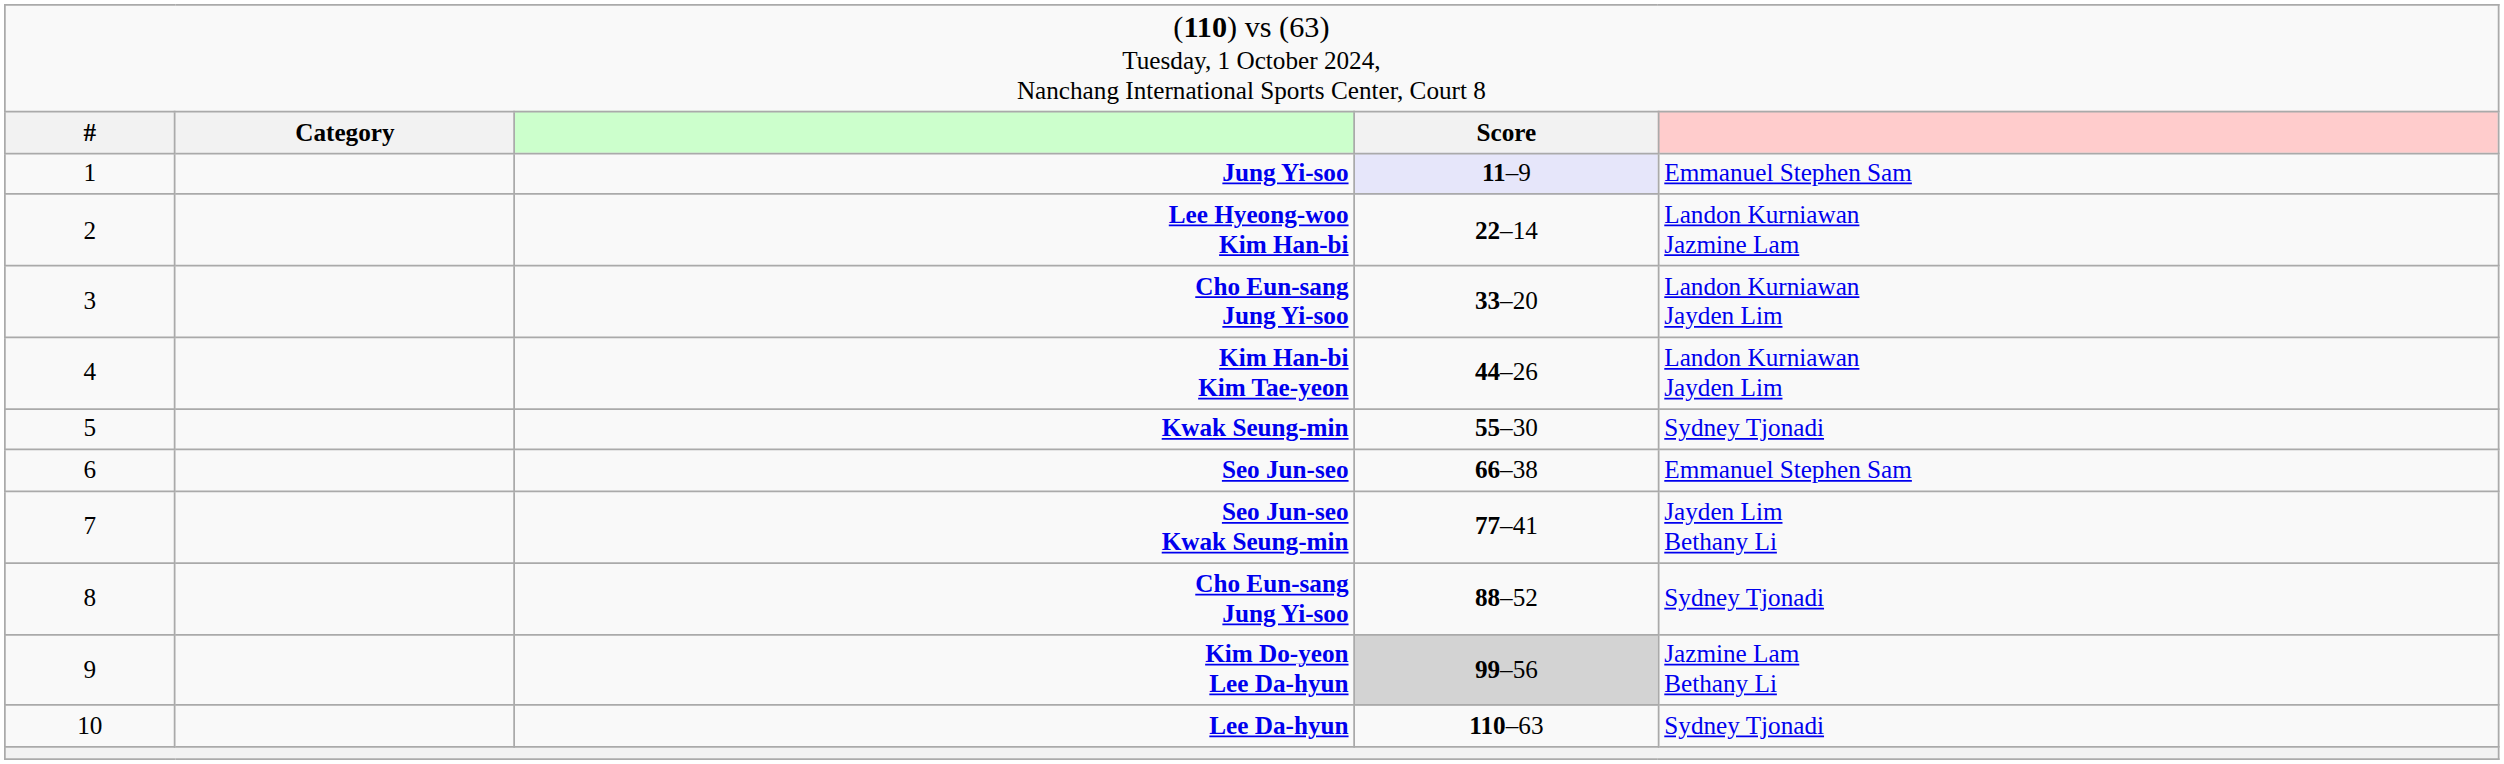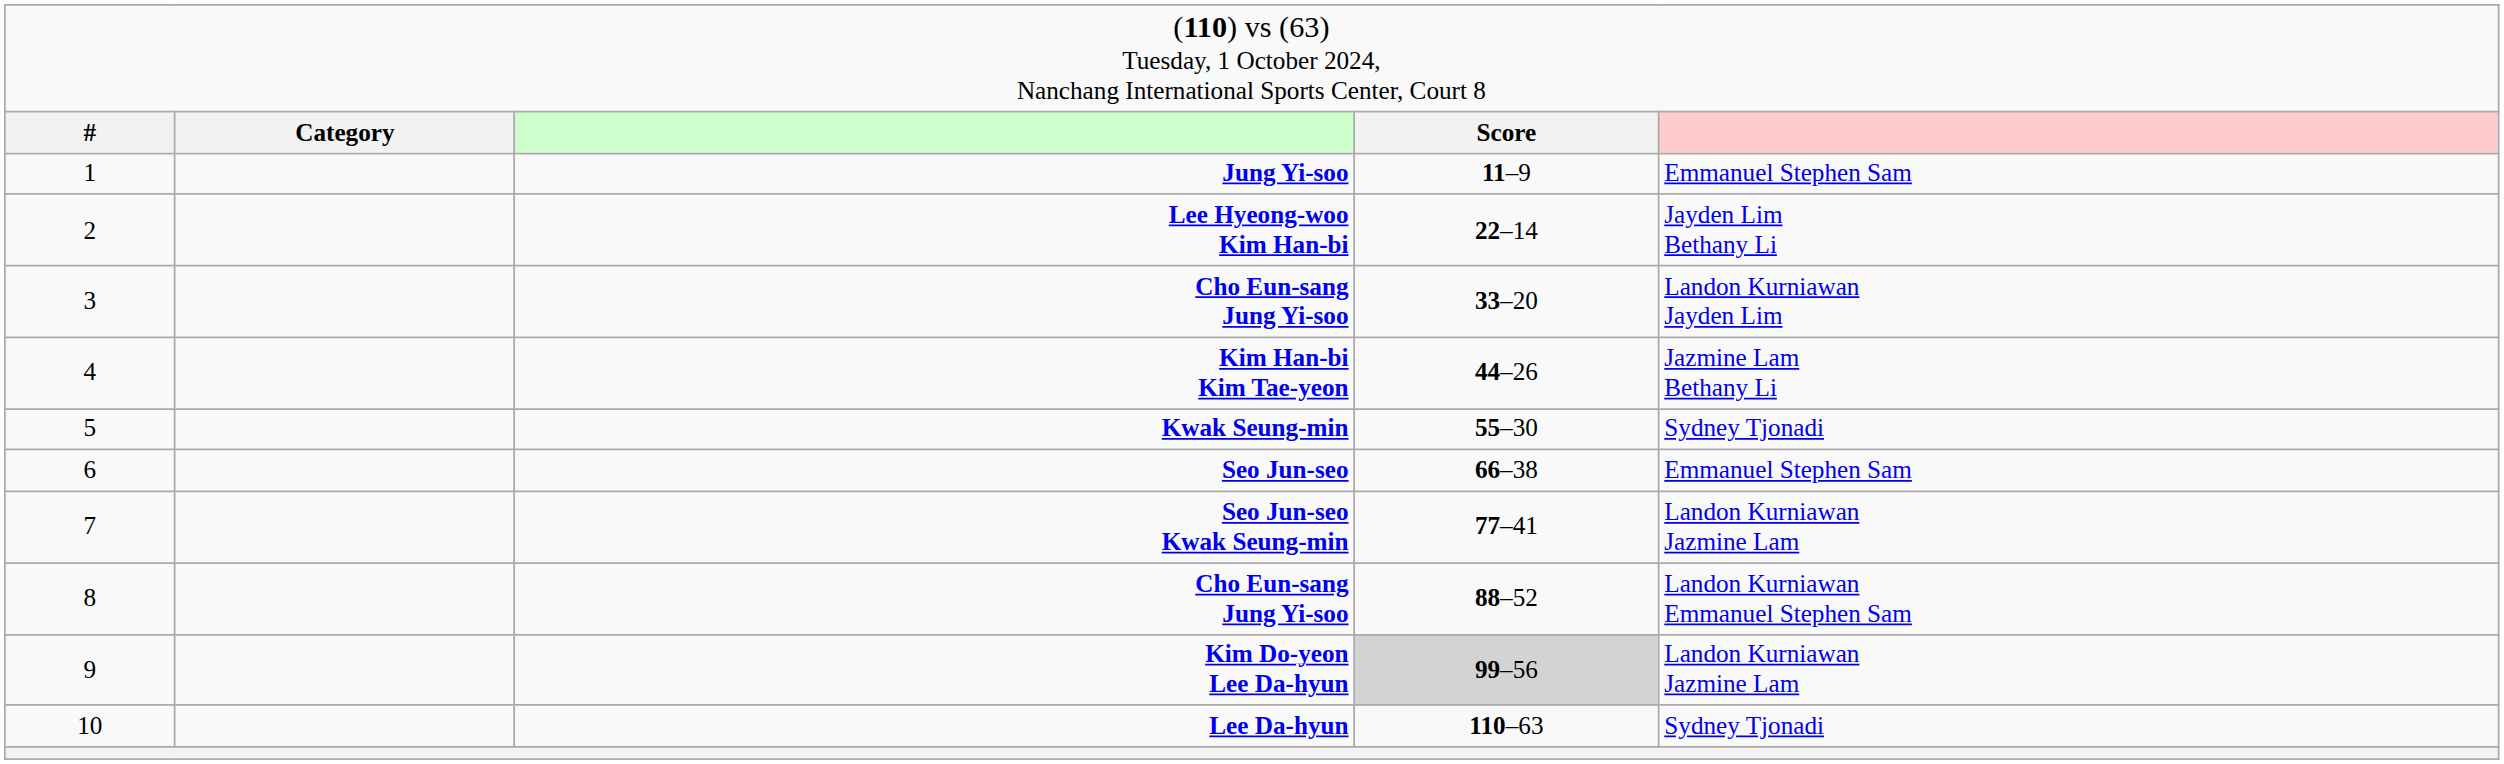(1506, 173) lavender background -> (1506, 173) no background
(1762, 229) Landon Kurniawan Jazmine Lam -> (1723, 229) Jayden Lim Bethany Li
(1762, 372) Landon Kurniawan Jayden Lim -> (1732, 372) Jazmine Lam Bethany Li
(1723, 527) Jayden Lim Bethany Li -> (1762, 527) Landon Kurniawan Jazmine Lam
(1744, 598) Sydney Tjonadi -> (1788, 598) Landon Kurniawan Emmanuel Stephen Sam
(1732, 669) Jazmine Lam Bethany Li -> (1762, 669) Landon Kurniawan Jazmine Lam
